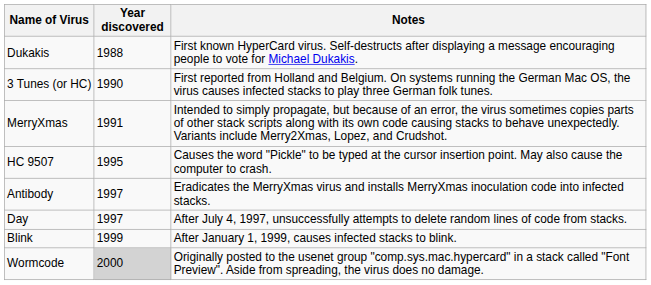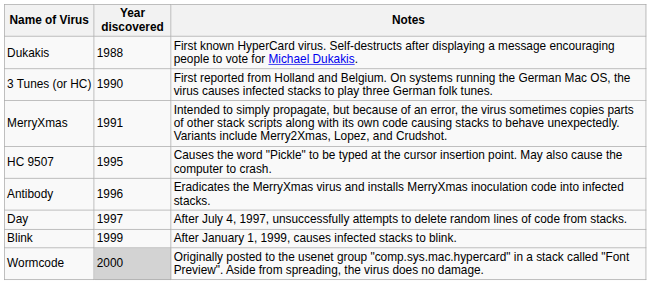(110, 194) 1997 -> (110, 194) 1996
